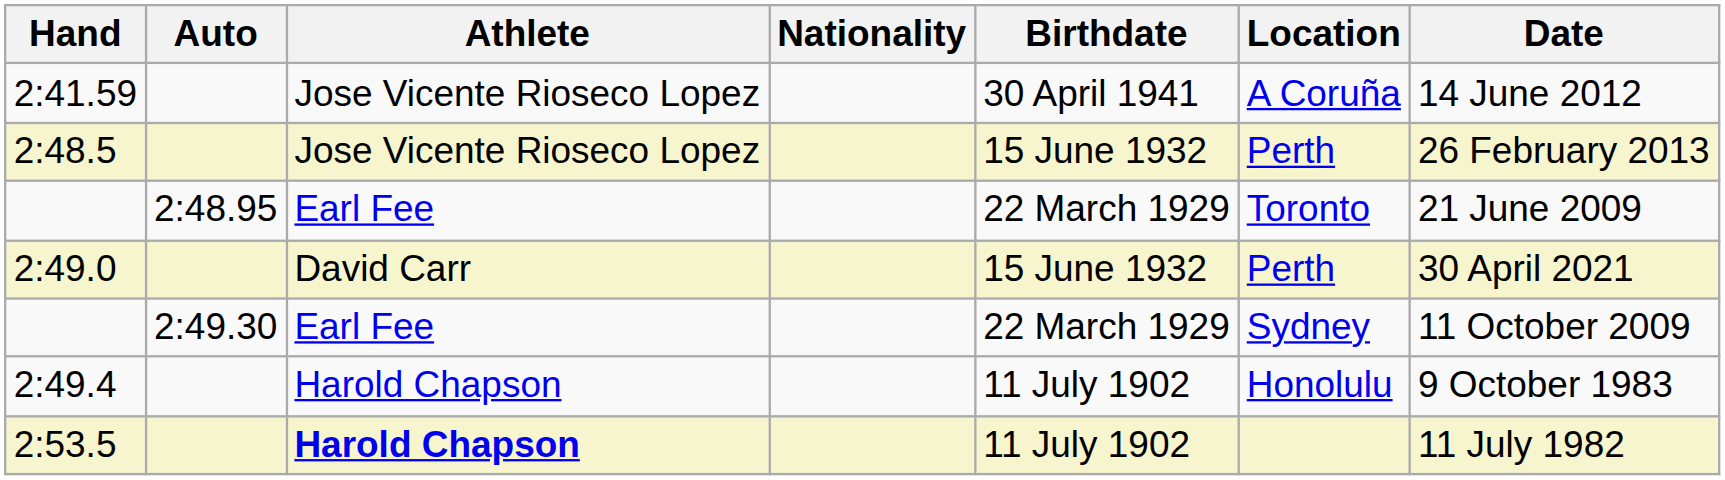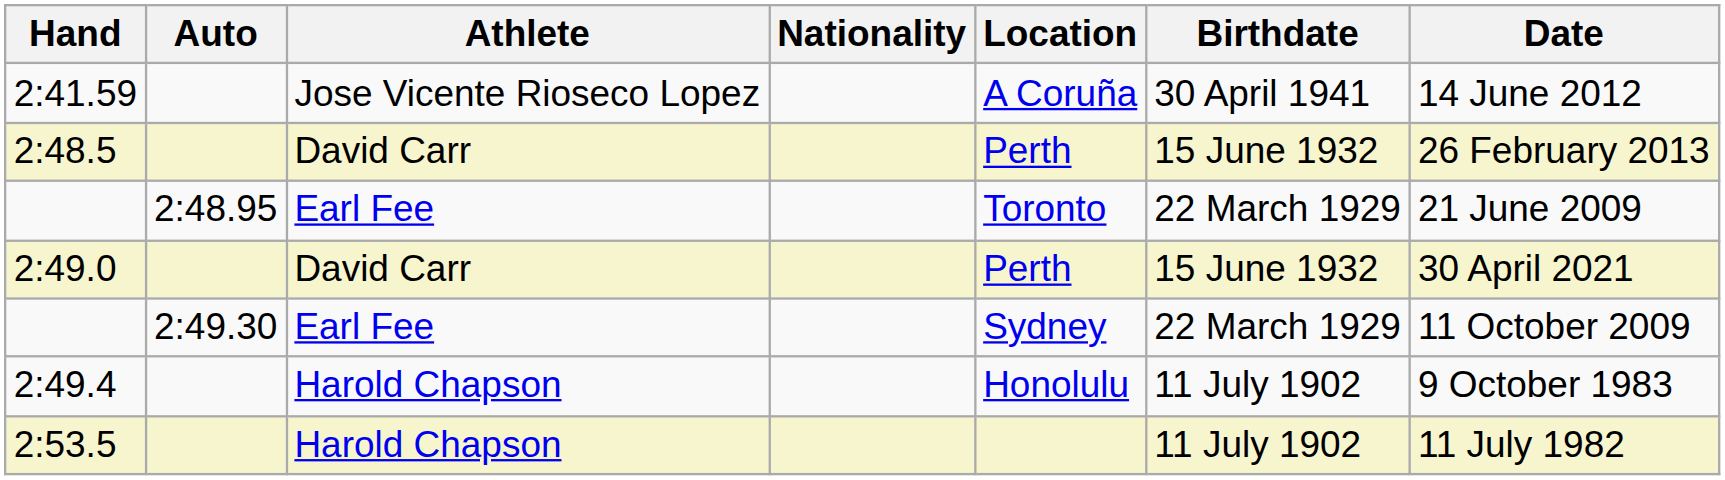columns swapped: (1106, 33) <-> (1324, 33)
(527, 151) Jose Vicente Rioseco Lopez -> (383, 151) David Carr
(437, 444) bold -> (428, 444) normal
